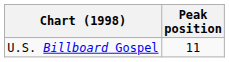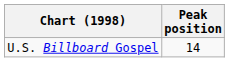(193, 47) 11 -> (193, 47) 14
